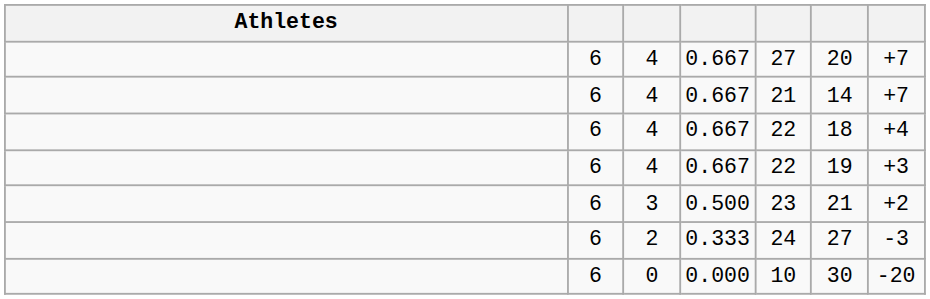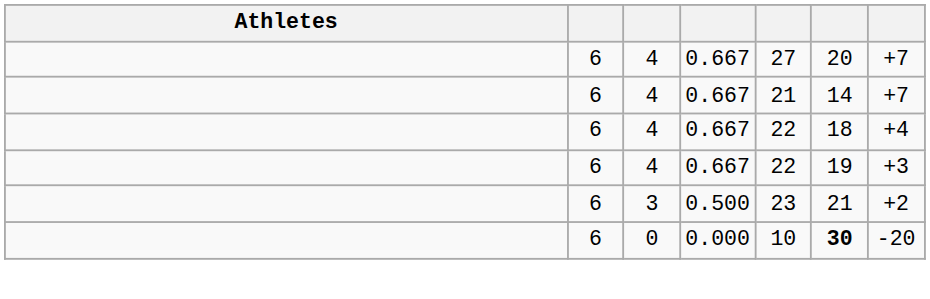- row: (652, 240)
(840, 276) normal -> (840, 240) bold
